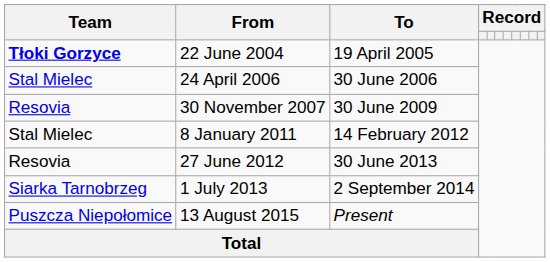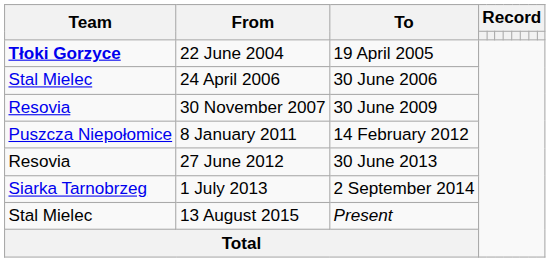(50, 134) Stal Mielec -> (90, 134) Puszcza Niepołomice
(90, 216) Puszcza Niepołomice -> (50, 216) Stal Mielec
